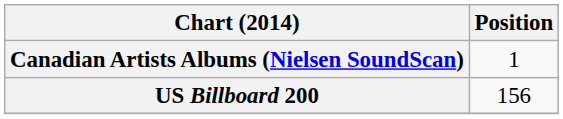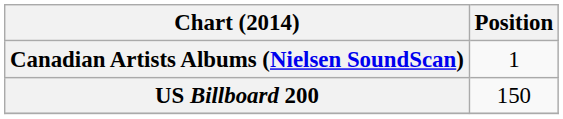(514, 95) 156 -> (514, 95) 150
